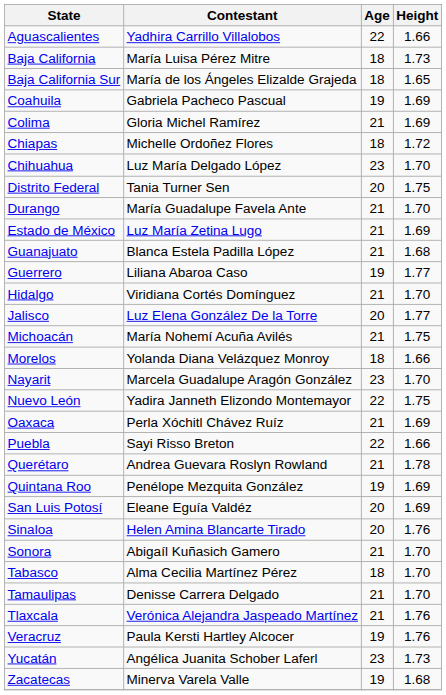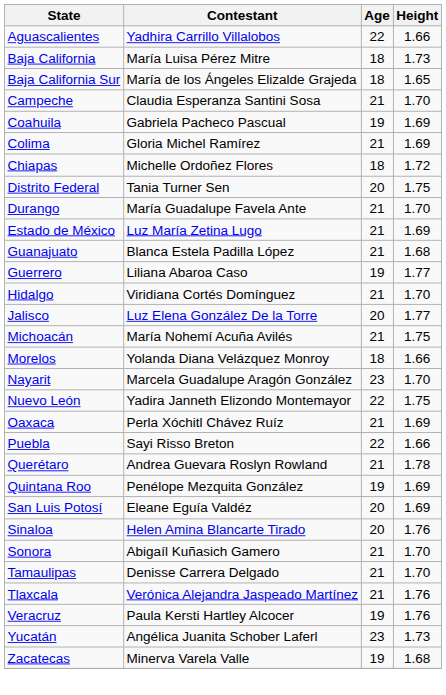+ row: (40, 101)
- row: (40, 165)
- row: (33, 572)
